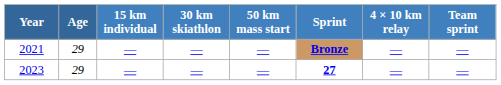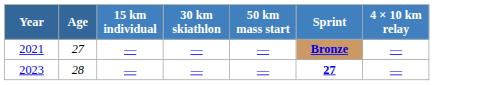- column: (462, 22)
(78, 49) 29 -> (78, 49) 27
(78, 70) 29 -> (78, 70) 28
